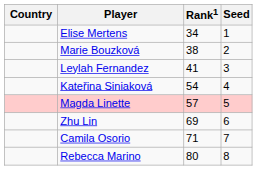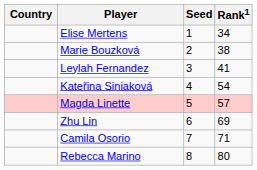columns swapped: (202, 14) <-> (237, 14)
